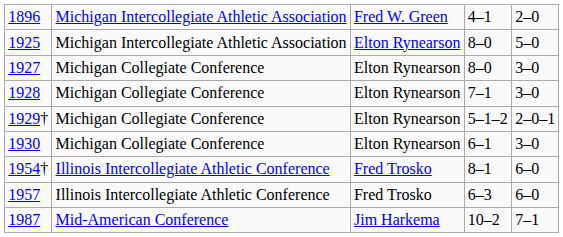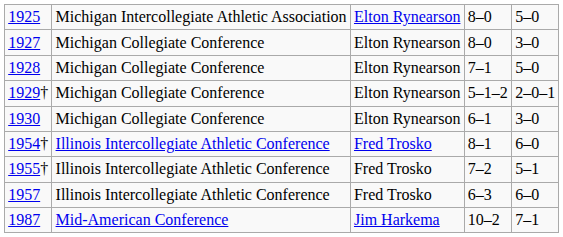- row: (24, 17)
(527, 93) 3–0 -> (527, 67) 5–0
+ row: (28, 169)
